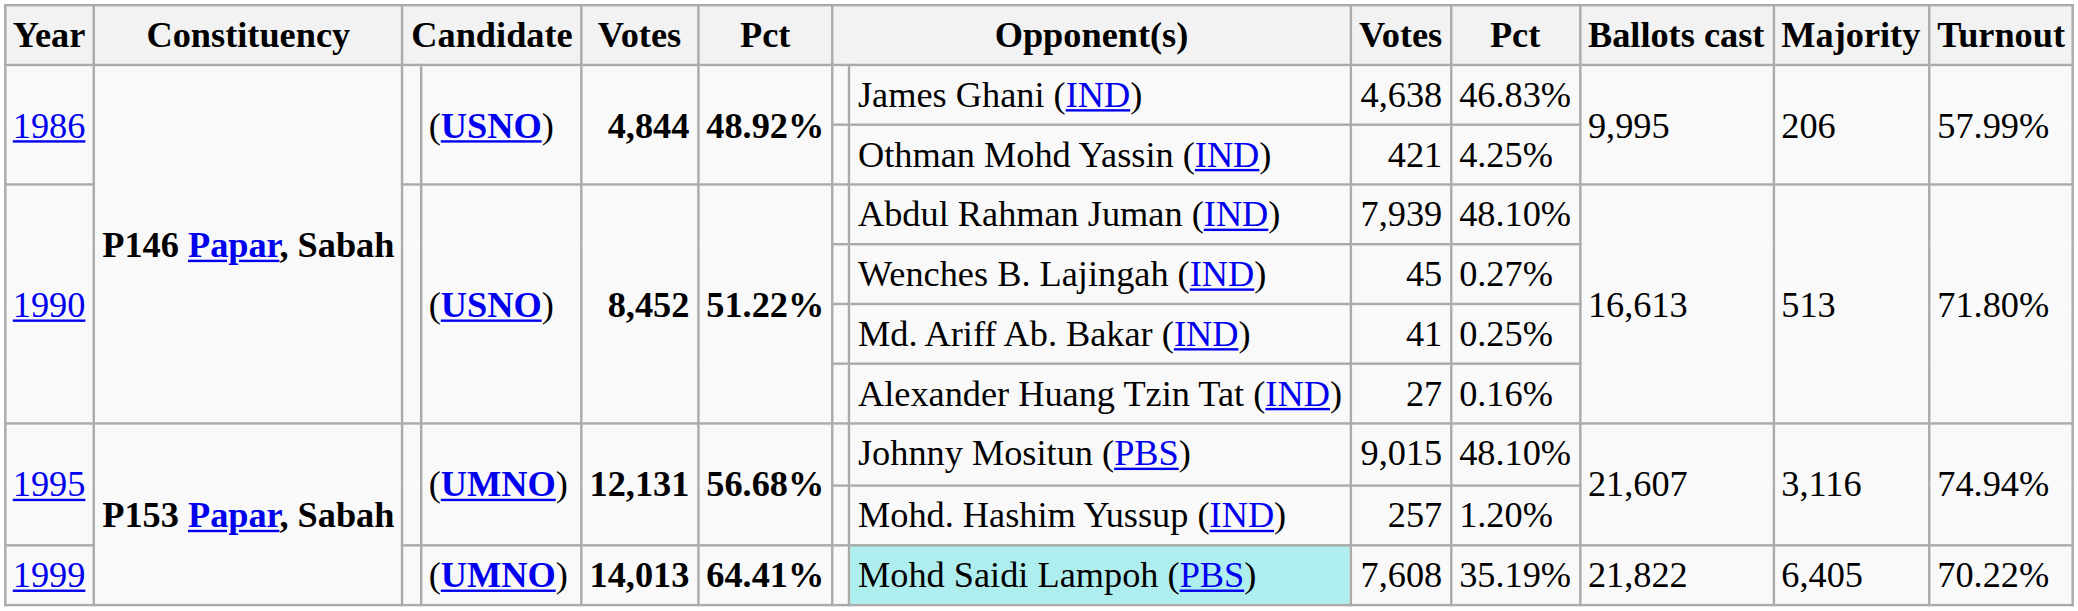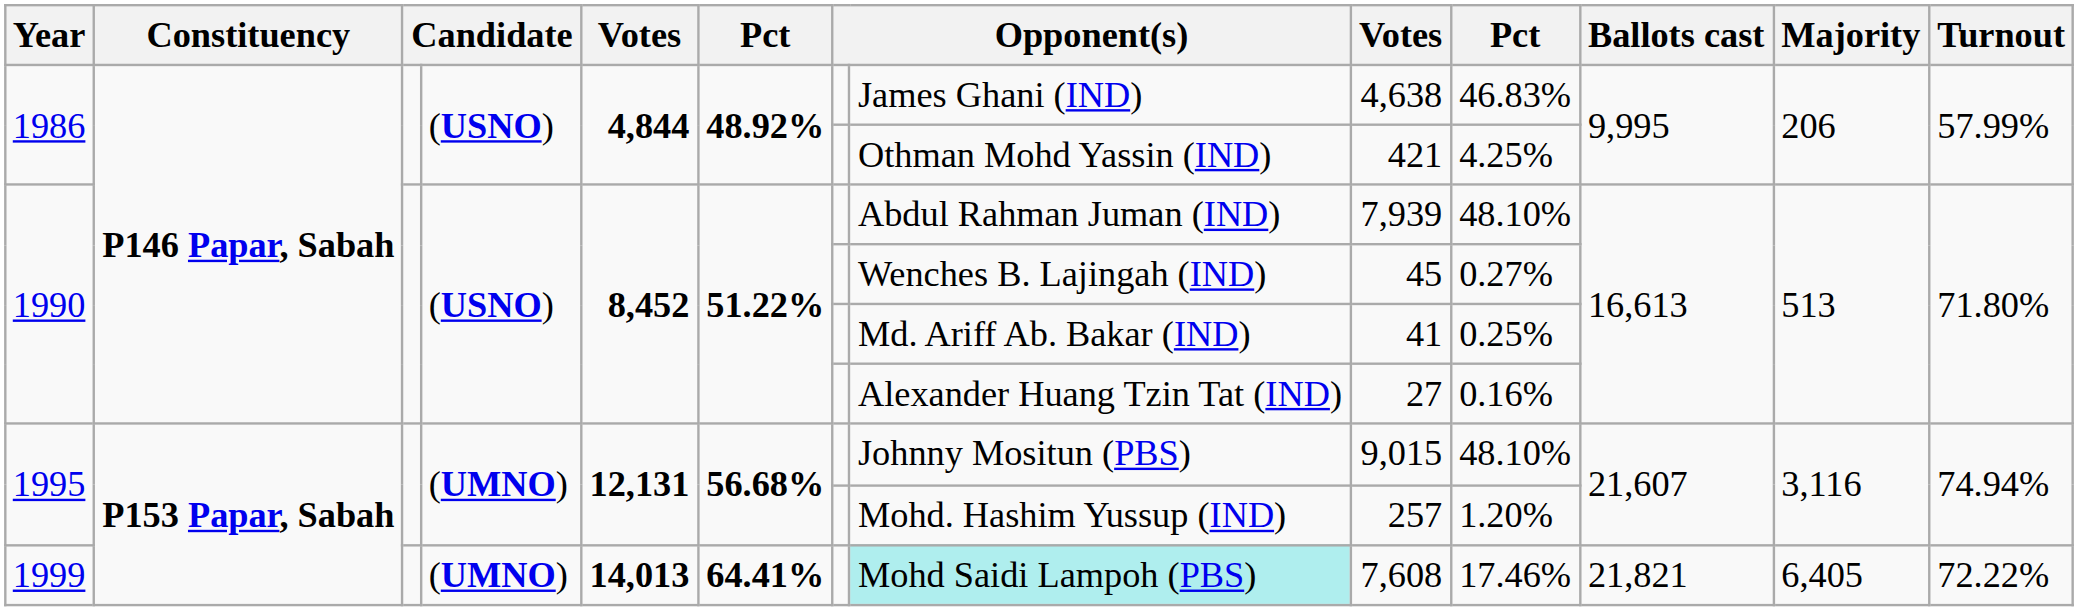(1515, 573) 35.19% -> (1515, 573) 17.46%
(1638, 573) 21,822 -> (1638, 573) 21,821
(1993, 573) 70.22% -> (1993, 573) 72.22%
